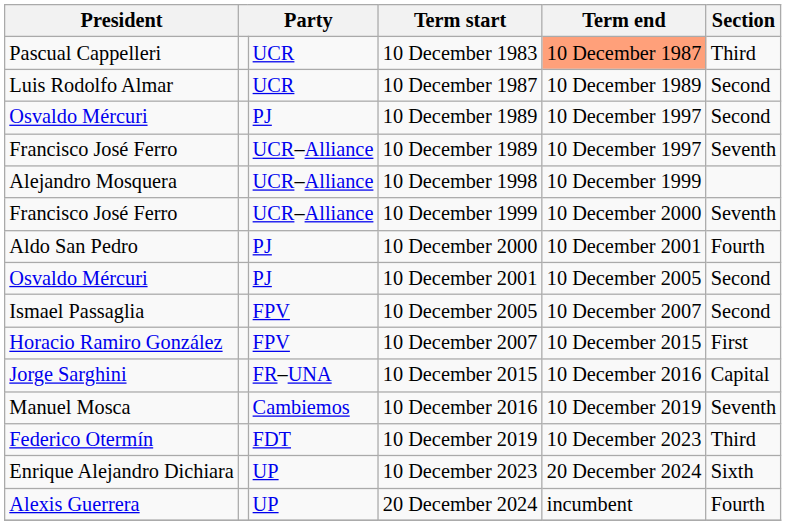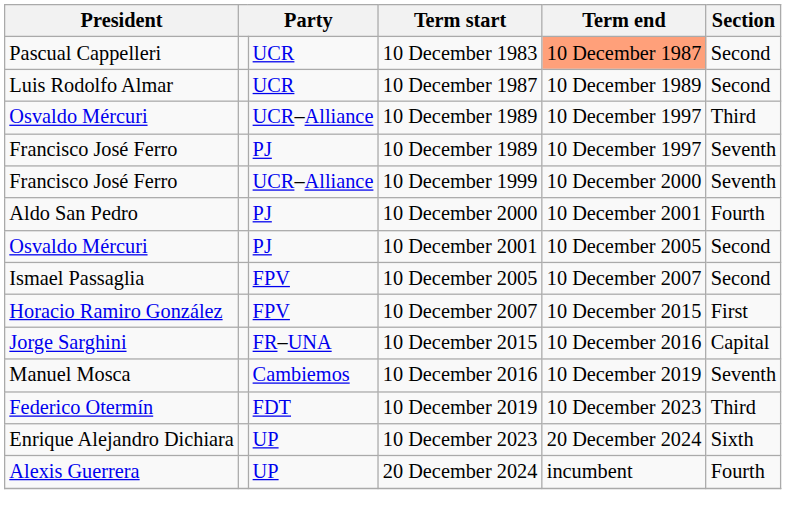(733, 52) Third -> (741, 52) Second
(262, 117) PJ -> (313, 117) UCR–Alliance
(741, 117) Second -> (733, 117) Third
(313, 149) UCR–Alliance -> (262, 149) PJ
- row: (93, 181)
